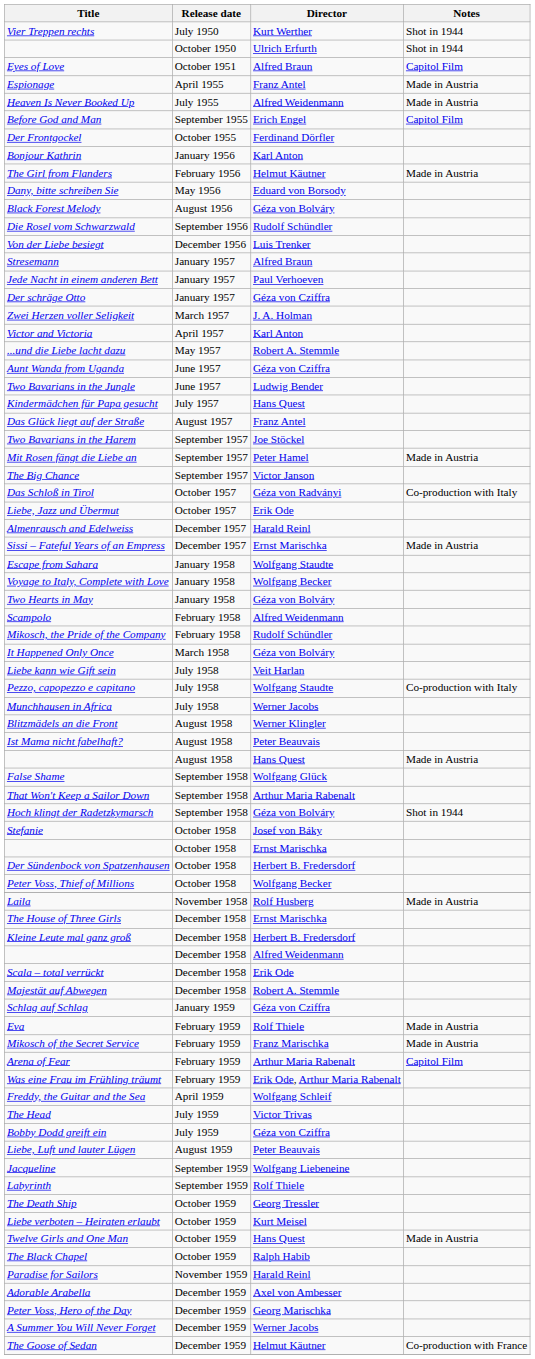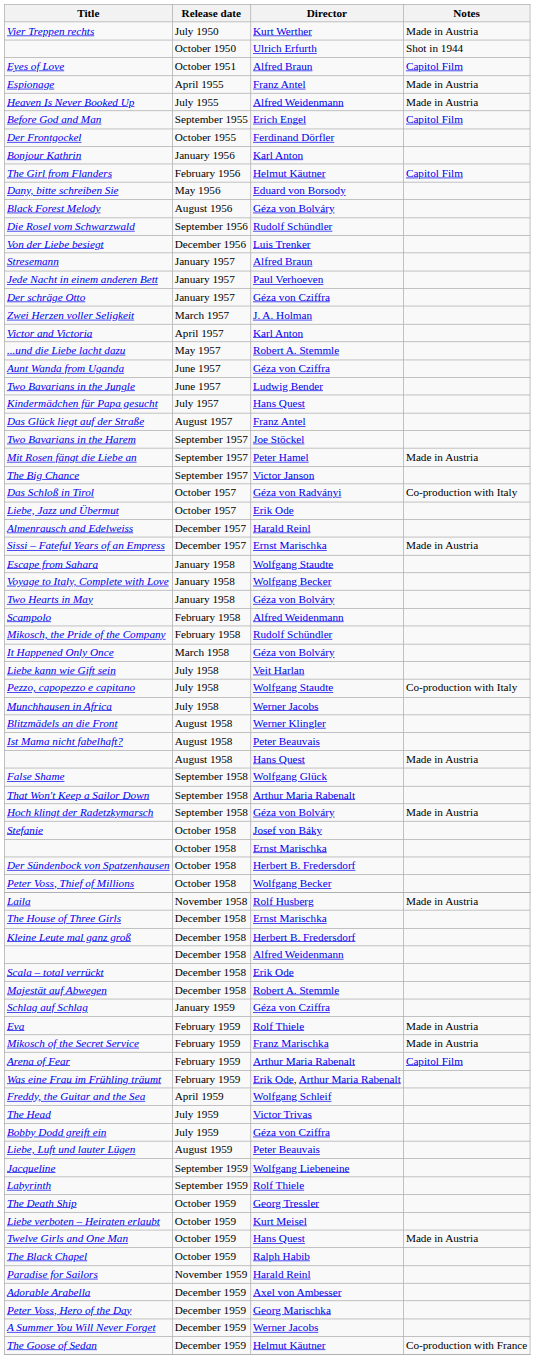(435, 31) Shot in 1944 -> (442, 31) Made in Austria
(442, 173) Made in Austria -> (434, 173) Capitol Film
(435, 812) Shot in 1944 -> (442, 812) Made in Austria
